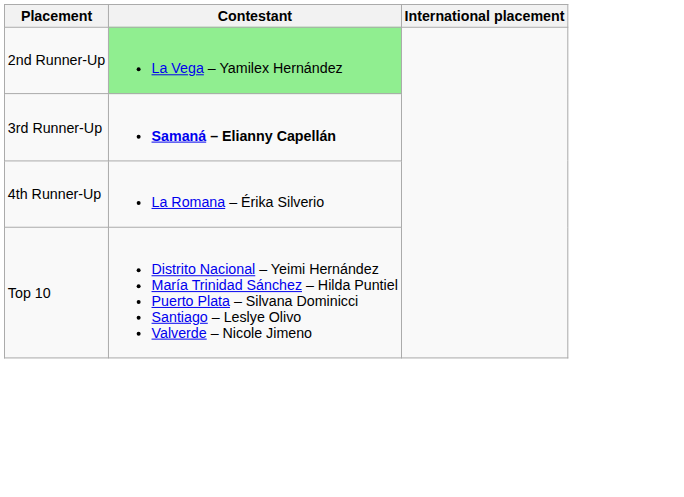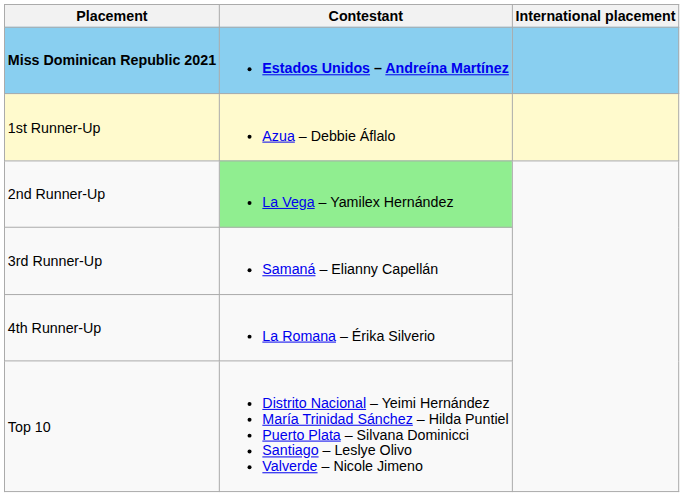+ row: (112, 61)
+ row: (54, 128)
(255, 136) bold -> (366, 269) normal
